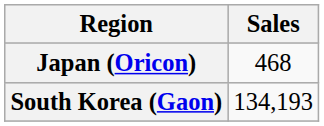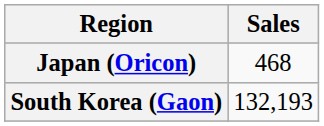(273, 101) 134,193 -> (273, 101) 132,193
